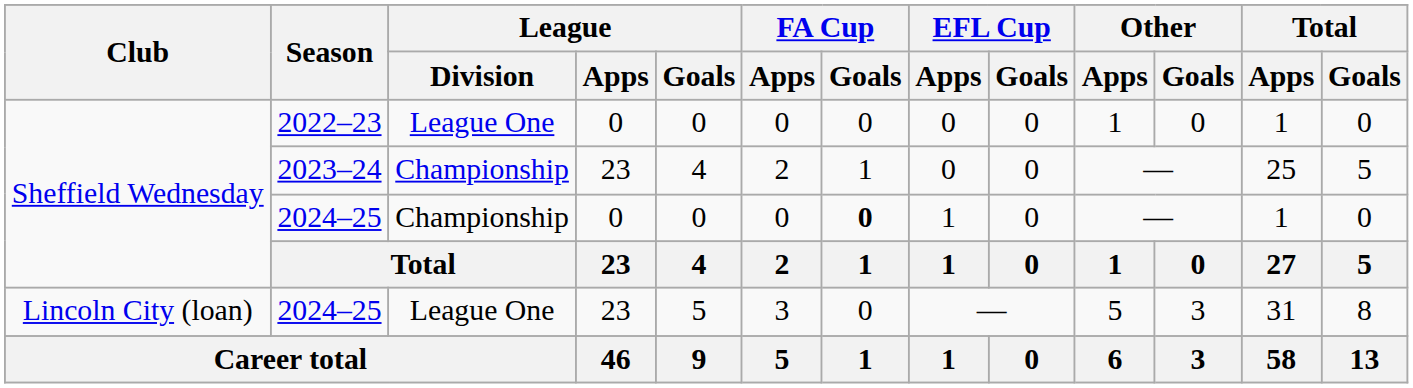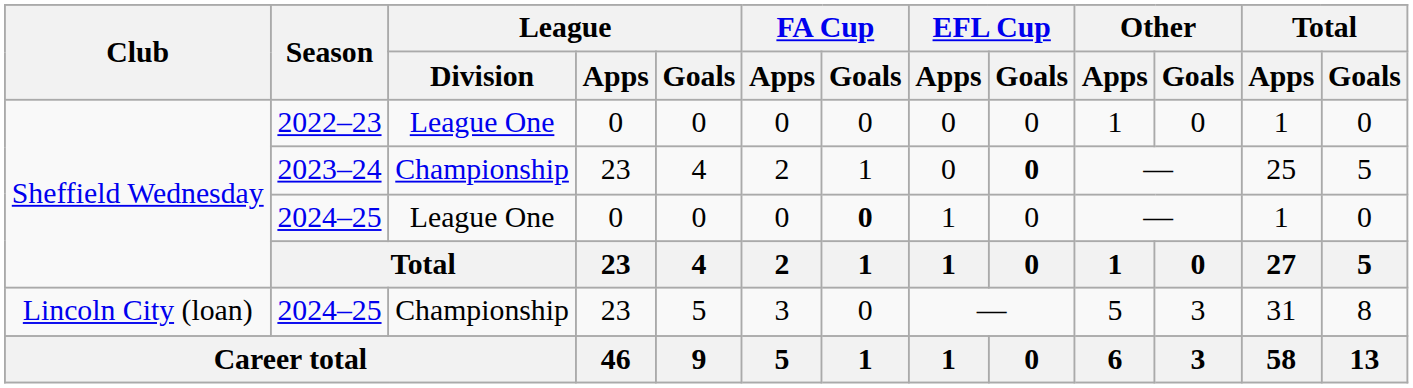(1032, 169) normal -> (1032, 169) bold
(482, 216) Championship -> (482, 216) League One
(482, 311) League One -> (482, 311) Championship
